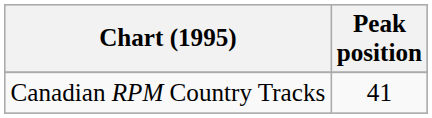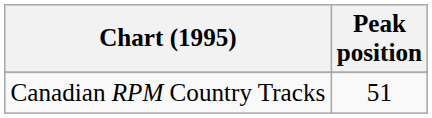(379, 92) 41 -> (379, 92) 51
